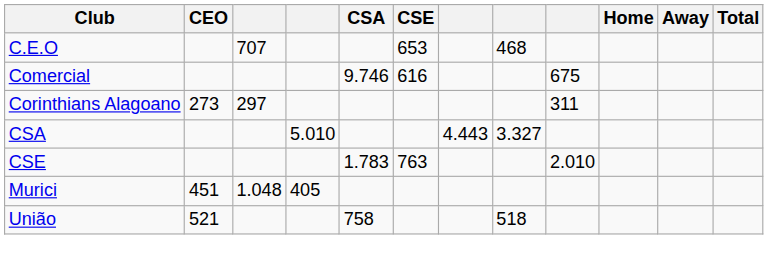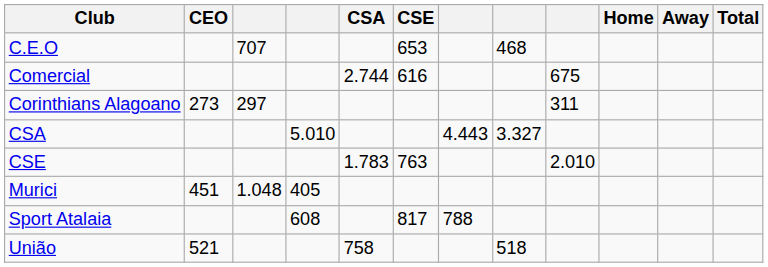(366, 76) 9.746 -> (366, 76) 2.744
+ row: (60, 219)
